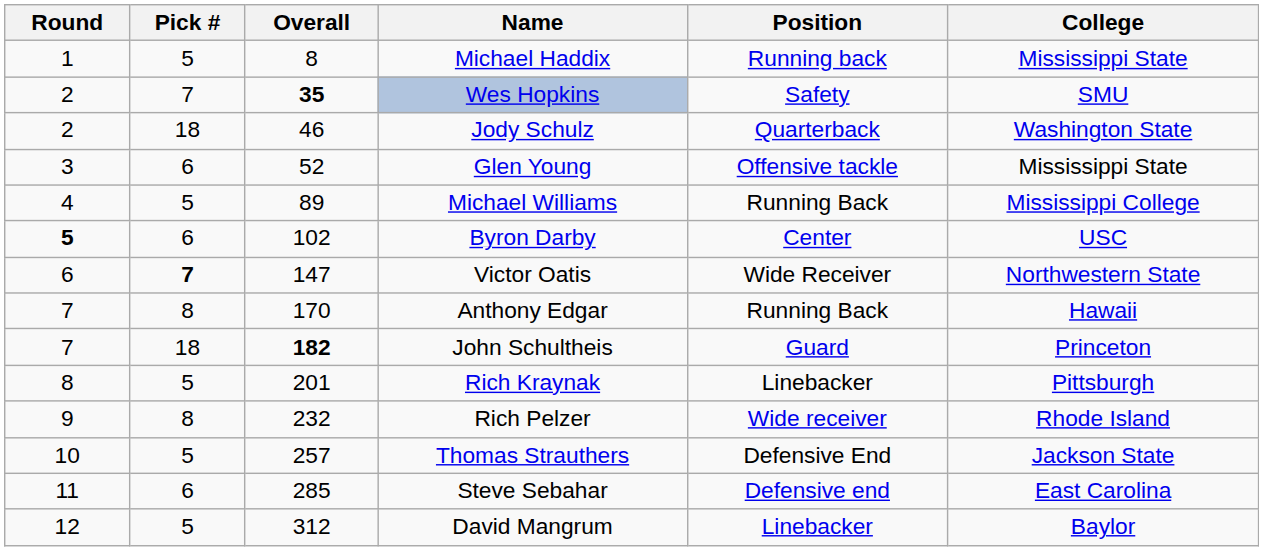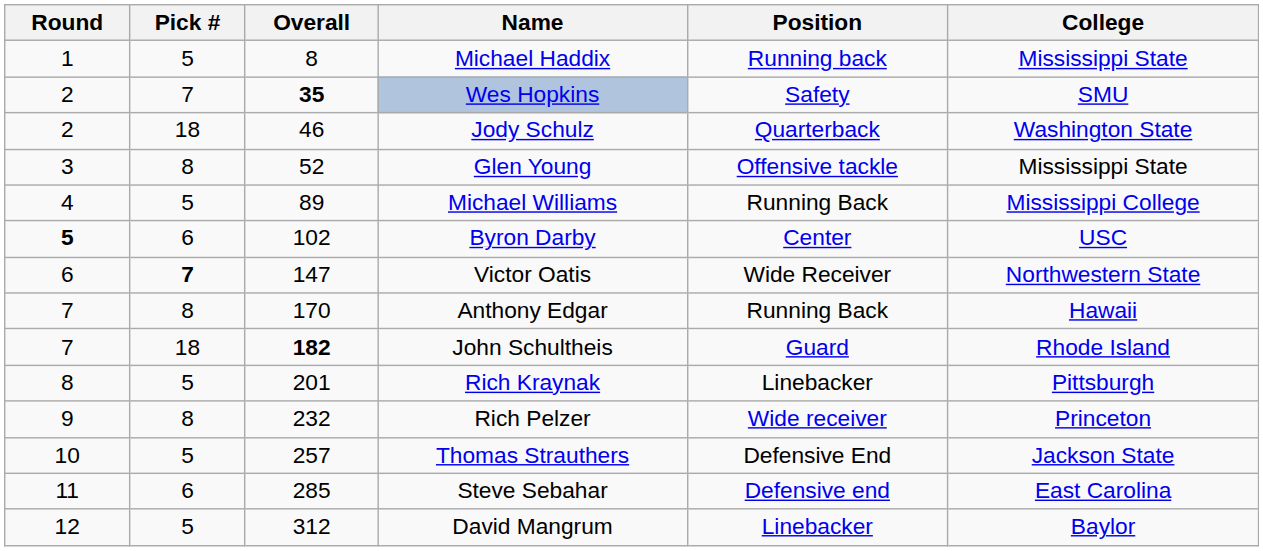(187, 166) 6 -> (187, 166) 8
(1103, 346) Princeton -> (1103, 346) Rhode Island
(1103, 418) Rhode Island -> (1103, 418) Princeton
